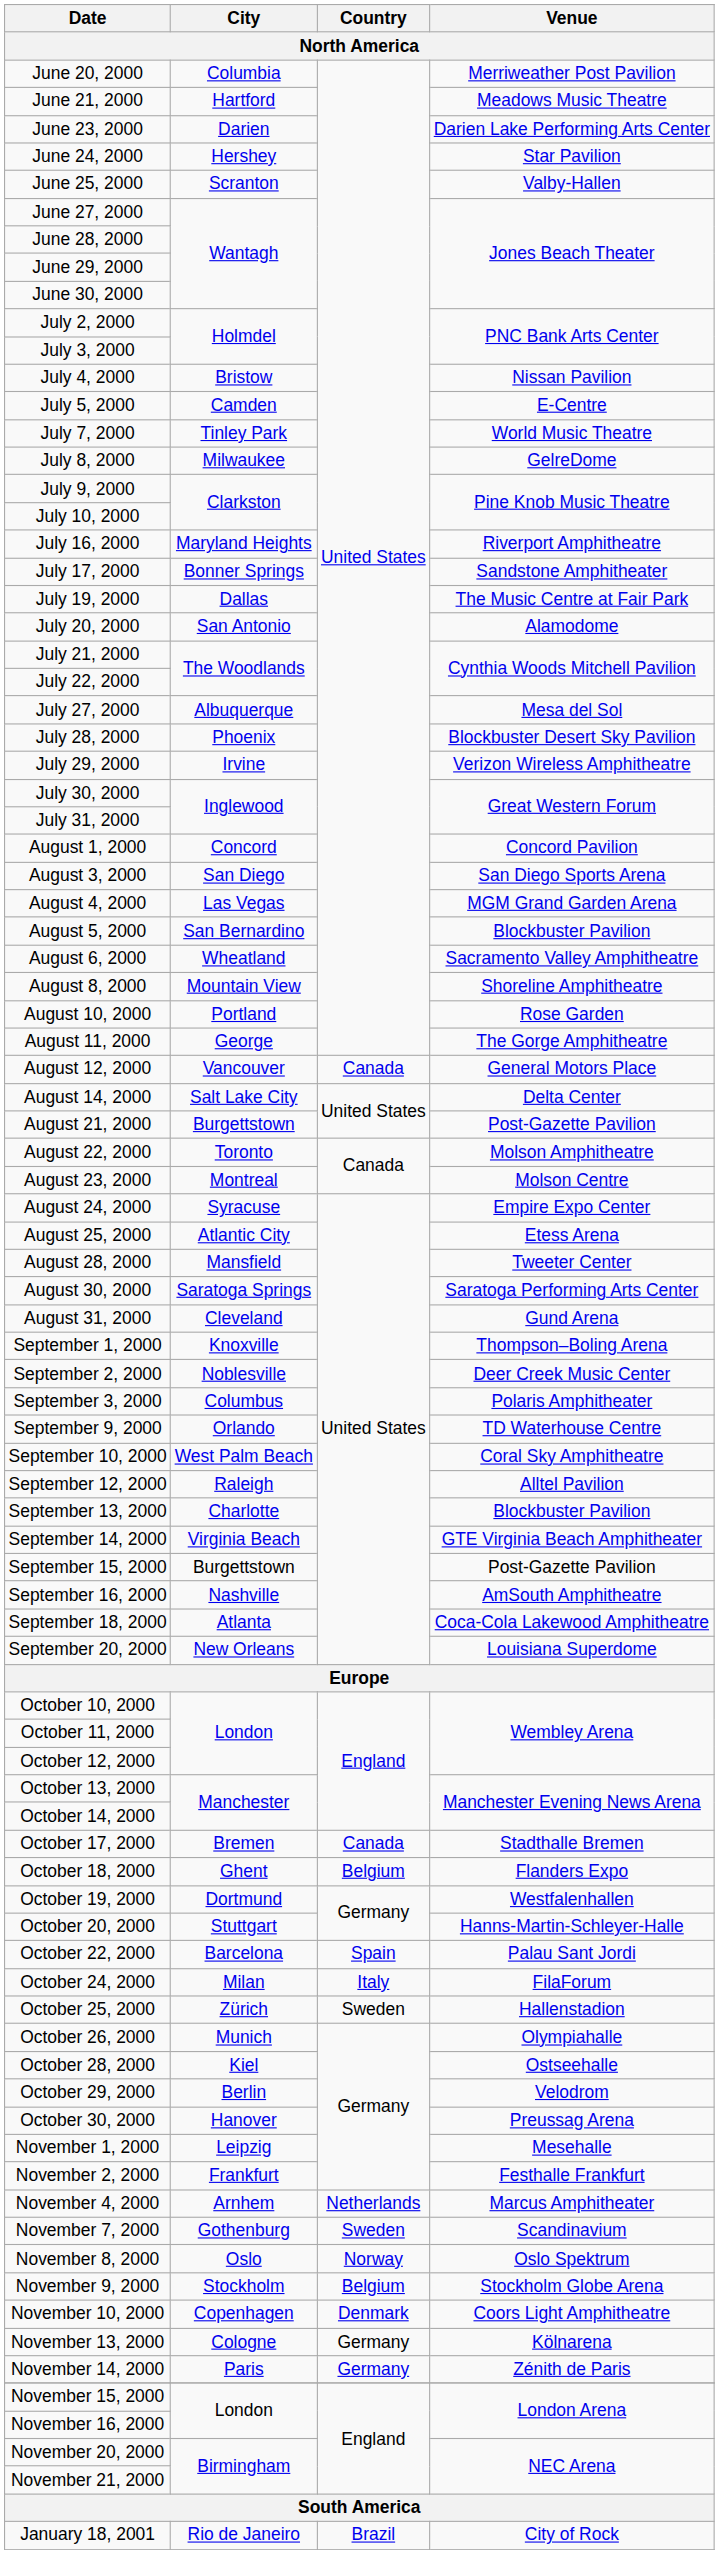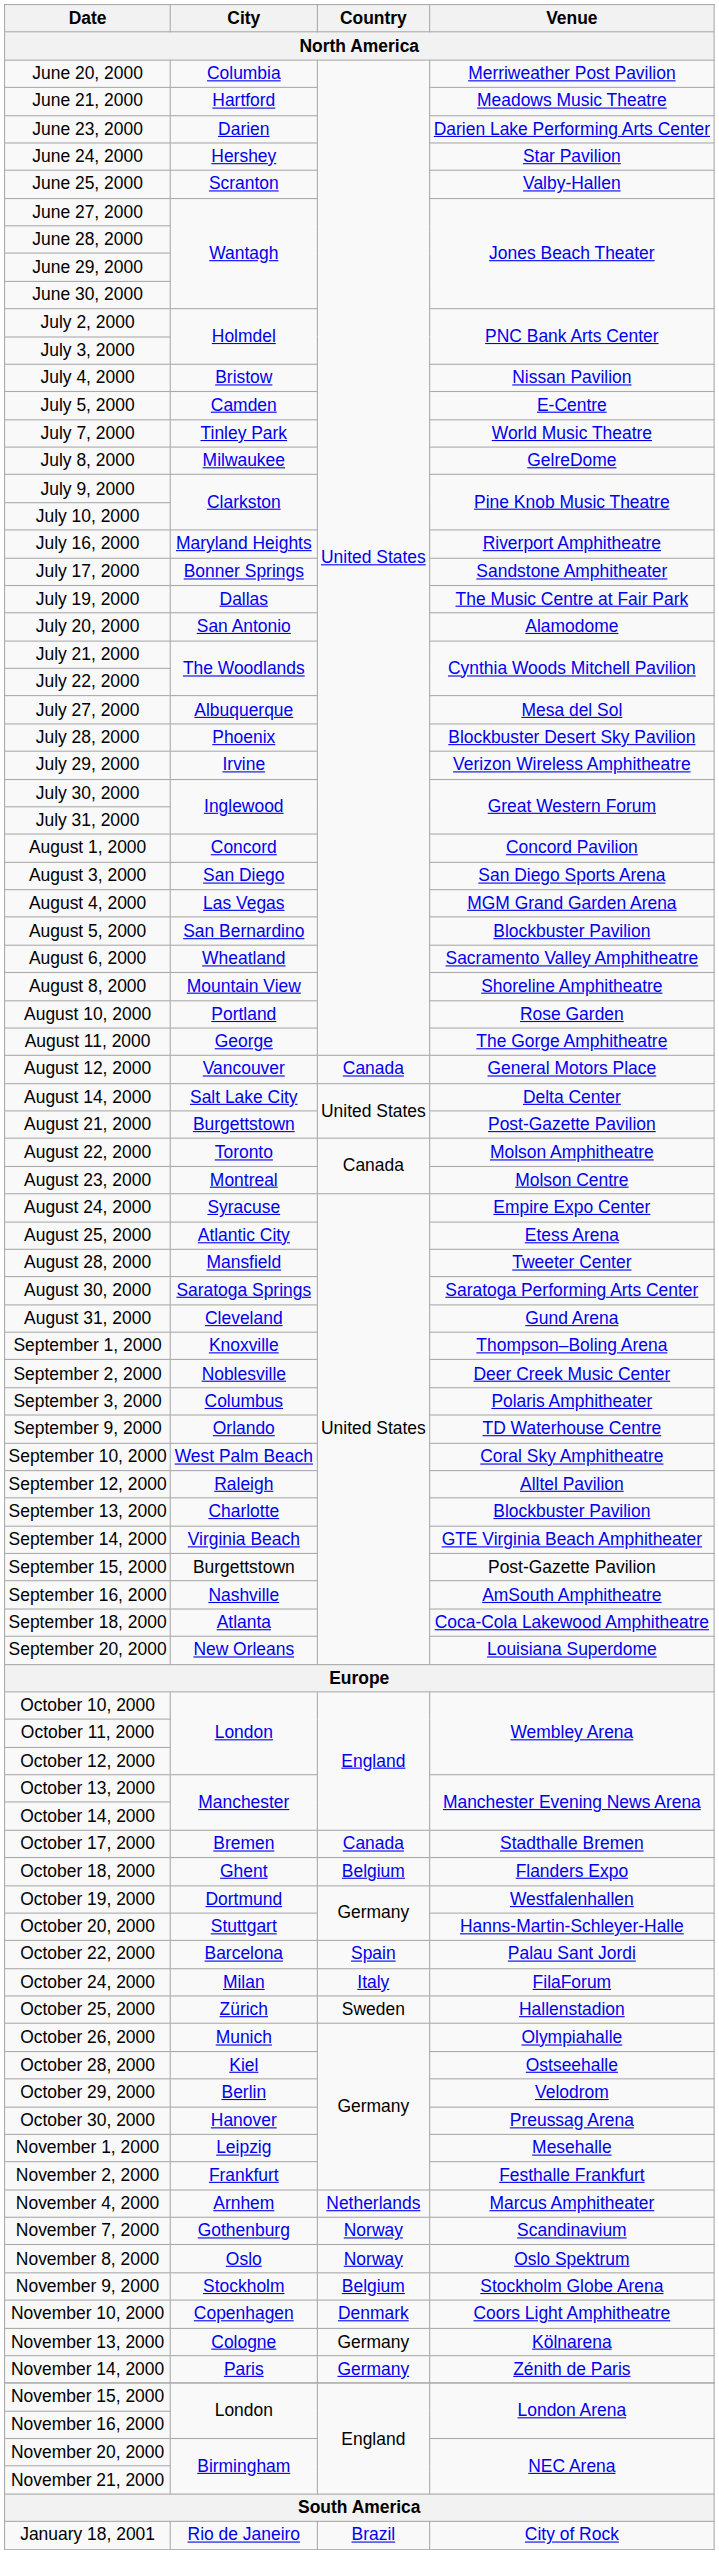(373, 2231) Sweden -> (373, 2231) Norway
